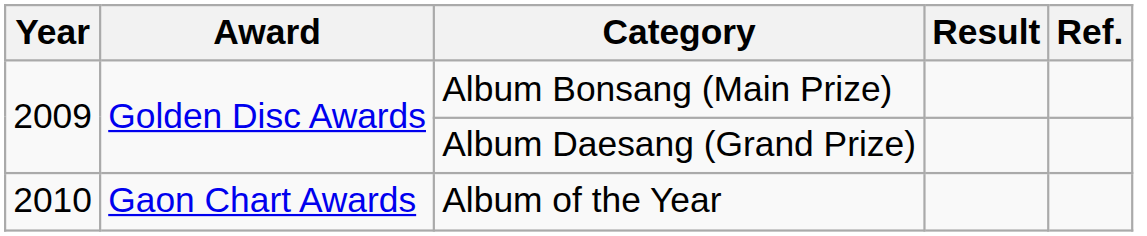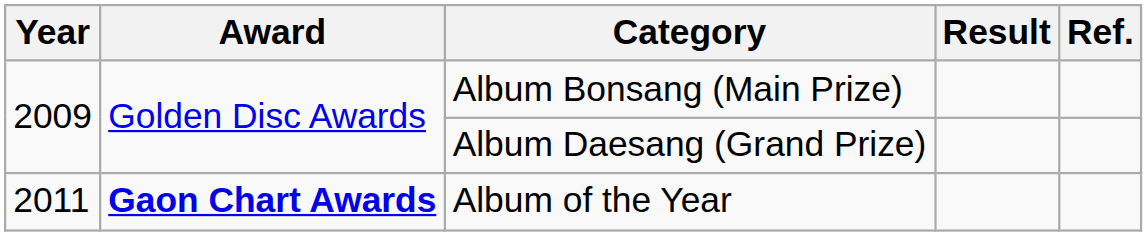(53, 200) 2010 -> (51, 200) 2011
(262, 200) normal -> (272, 200) bold
